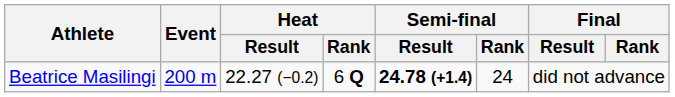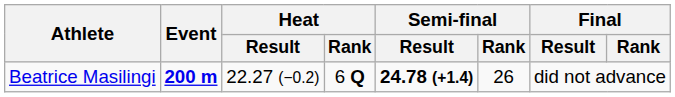(190, 77) normal -> (191, 77) bold
(503, 77) 24 -> (504, 77) 26
